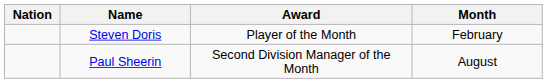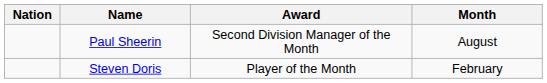rows swapped: (125, 62) <-> (125, 35)
